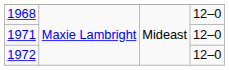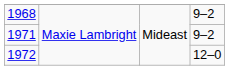(207, 14) 12–0 -> (204, 14) 9–2
(207, 34) 12–0 -> (204, 34) 9–2
